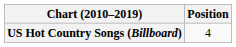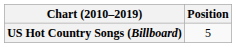(208, 33) 4 -> (208, 33) 5
